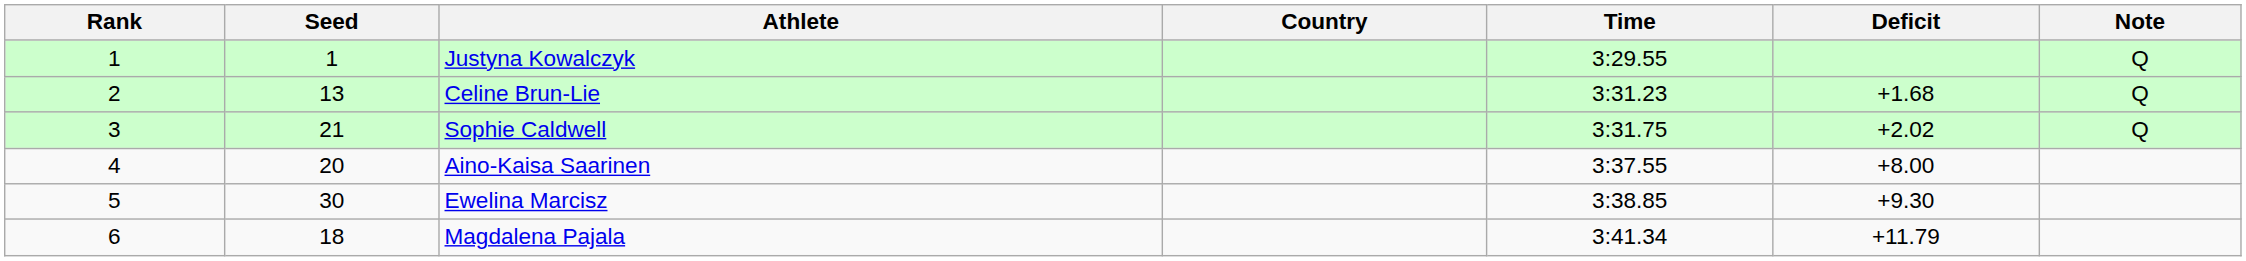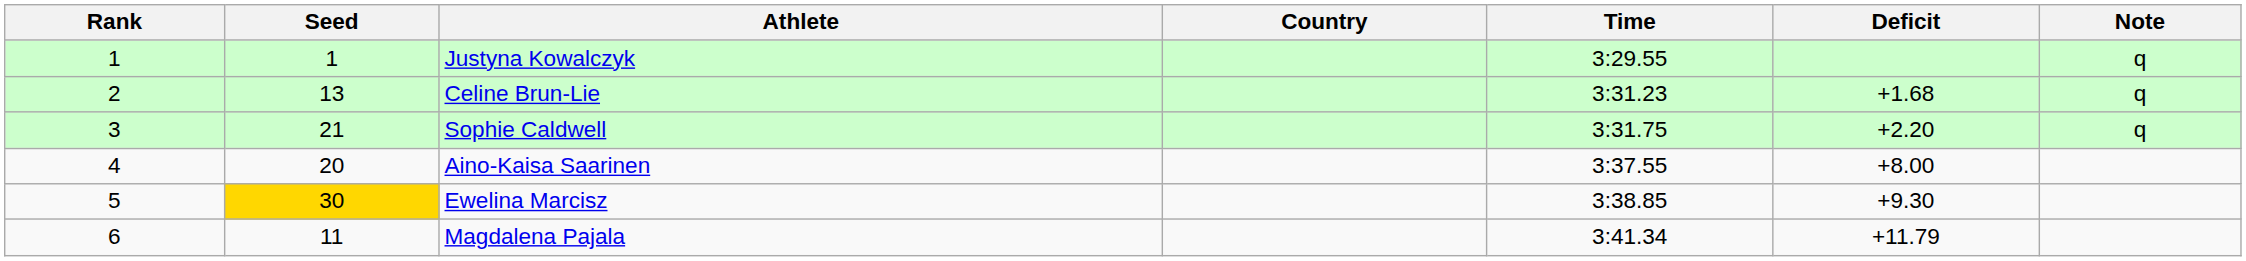(2140, 58) Q -> (2140, 58) q
(2140, 93) Q -> (2140, 93) q
(1906, 129) +2.02 -> (1906, 129) +2.20
(2140, 129) Q -> (2140, 129) q
(332, 201) no background -> (332, 201) gold background
(332, 237) 18 -> (332, 237) 11
